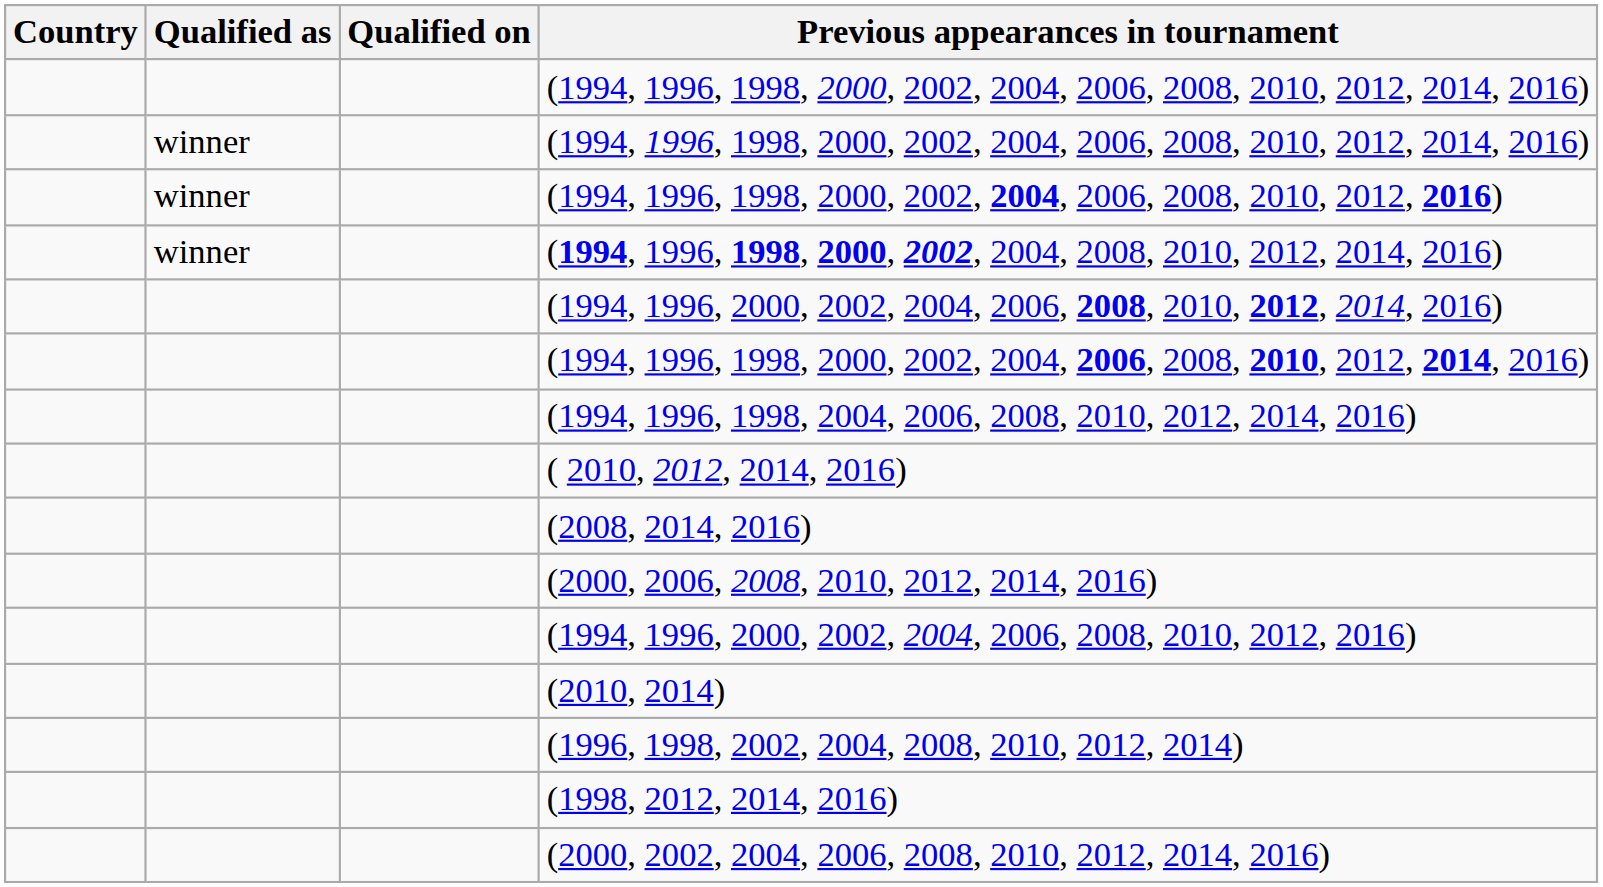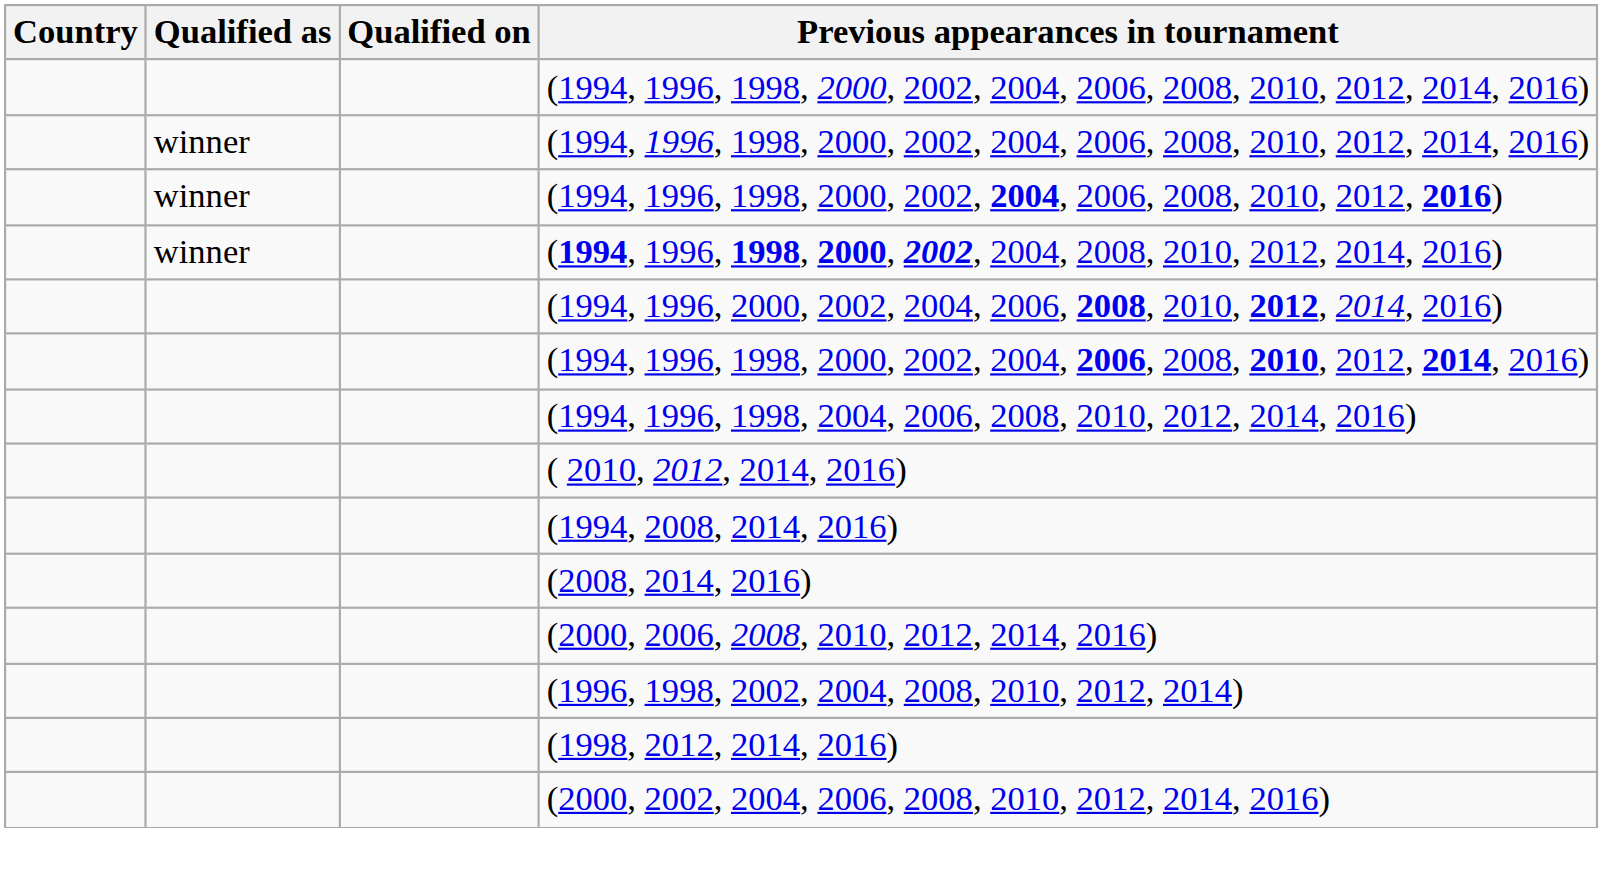+ row: (243, 526)
- row: (243, 635)
- row: (243, 690)
